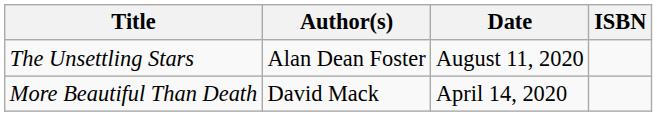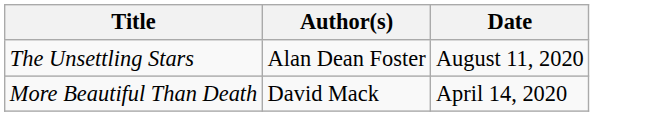- column: (620, 22)
